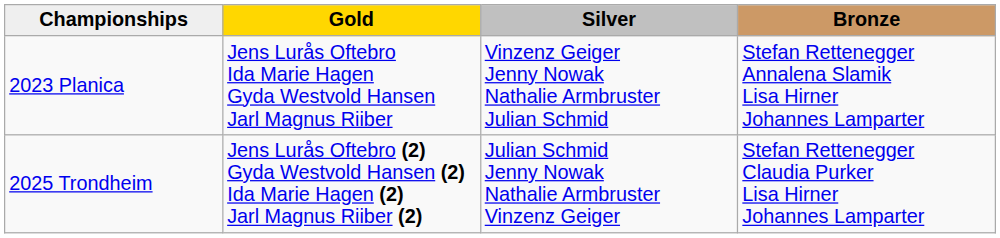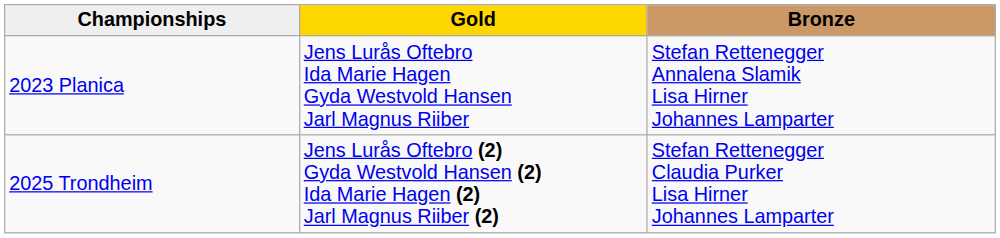- column: (609, 20)
